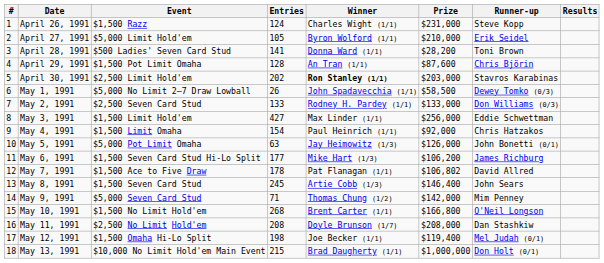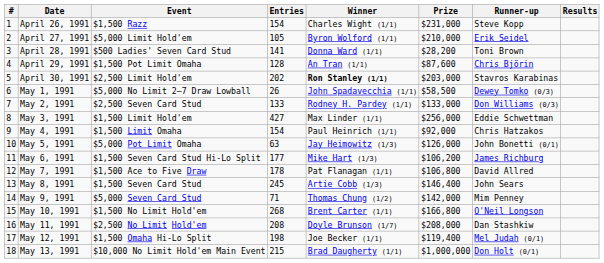(277, 24) 124 -> (277, 24) 154
(441, 171) $106,802 -> (441, 171) $106,800
